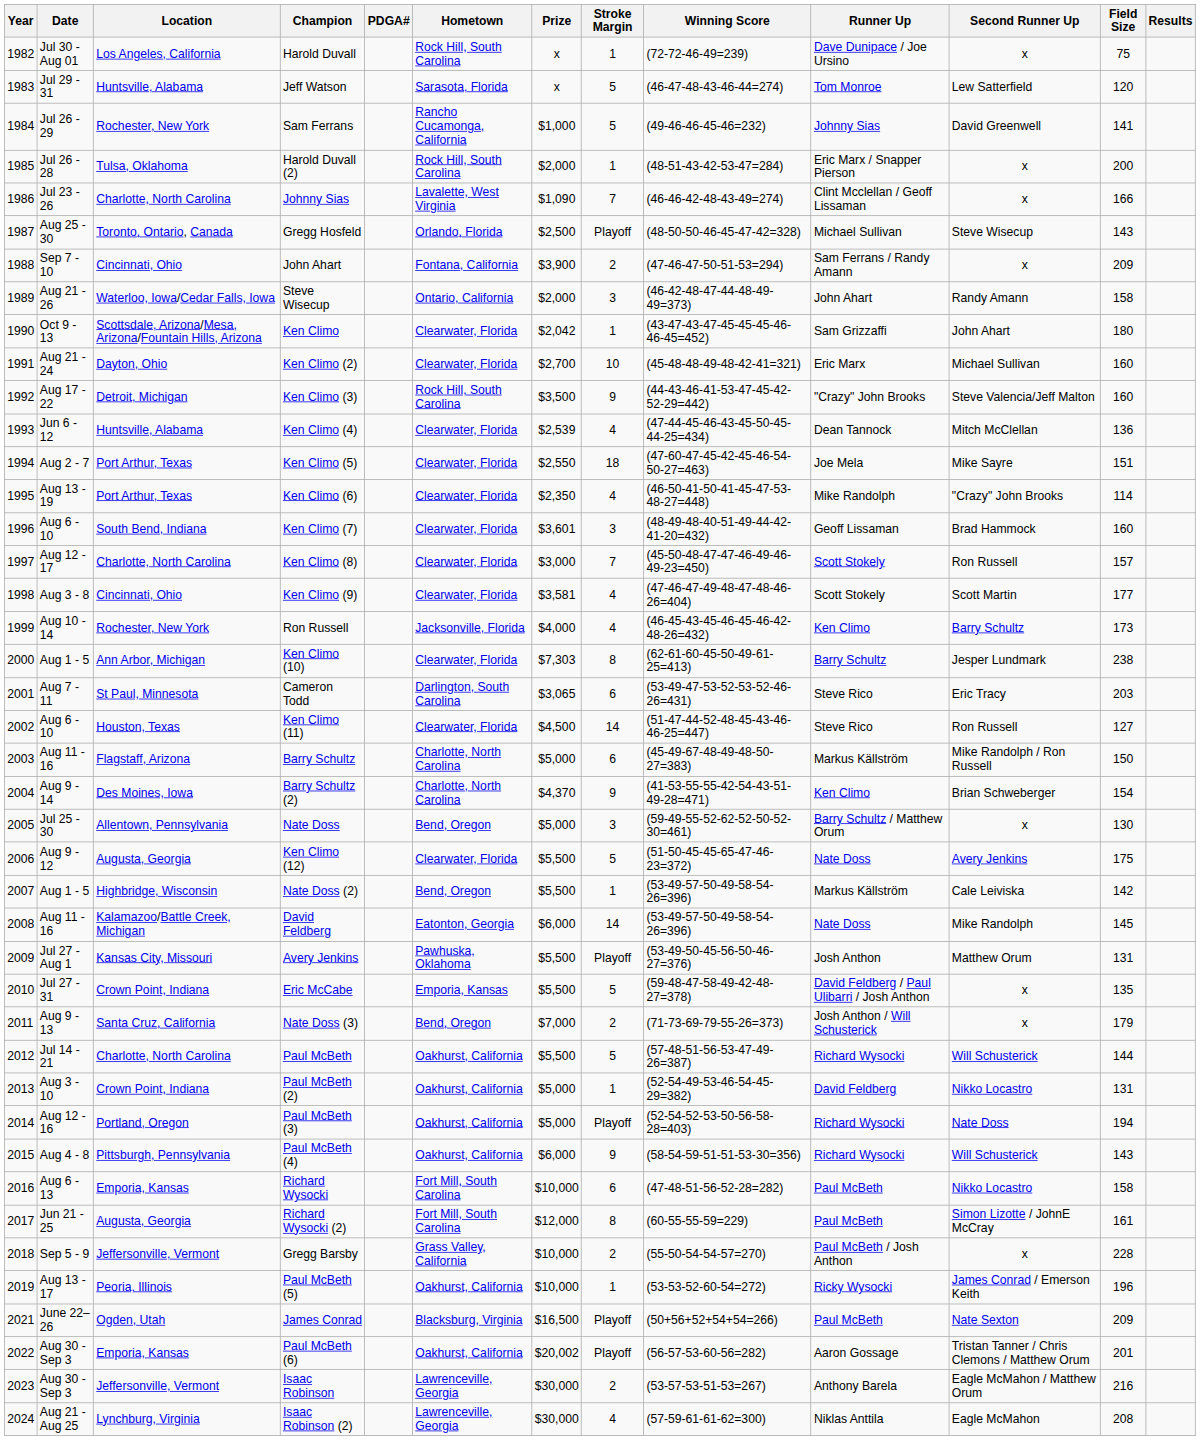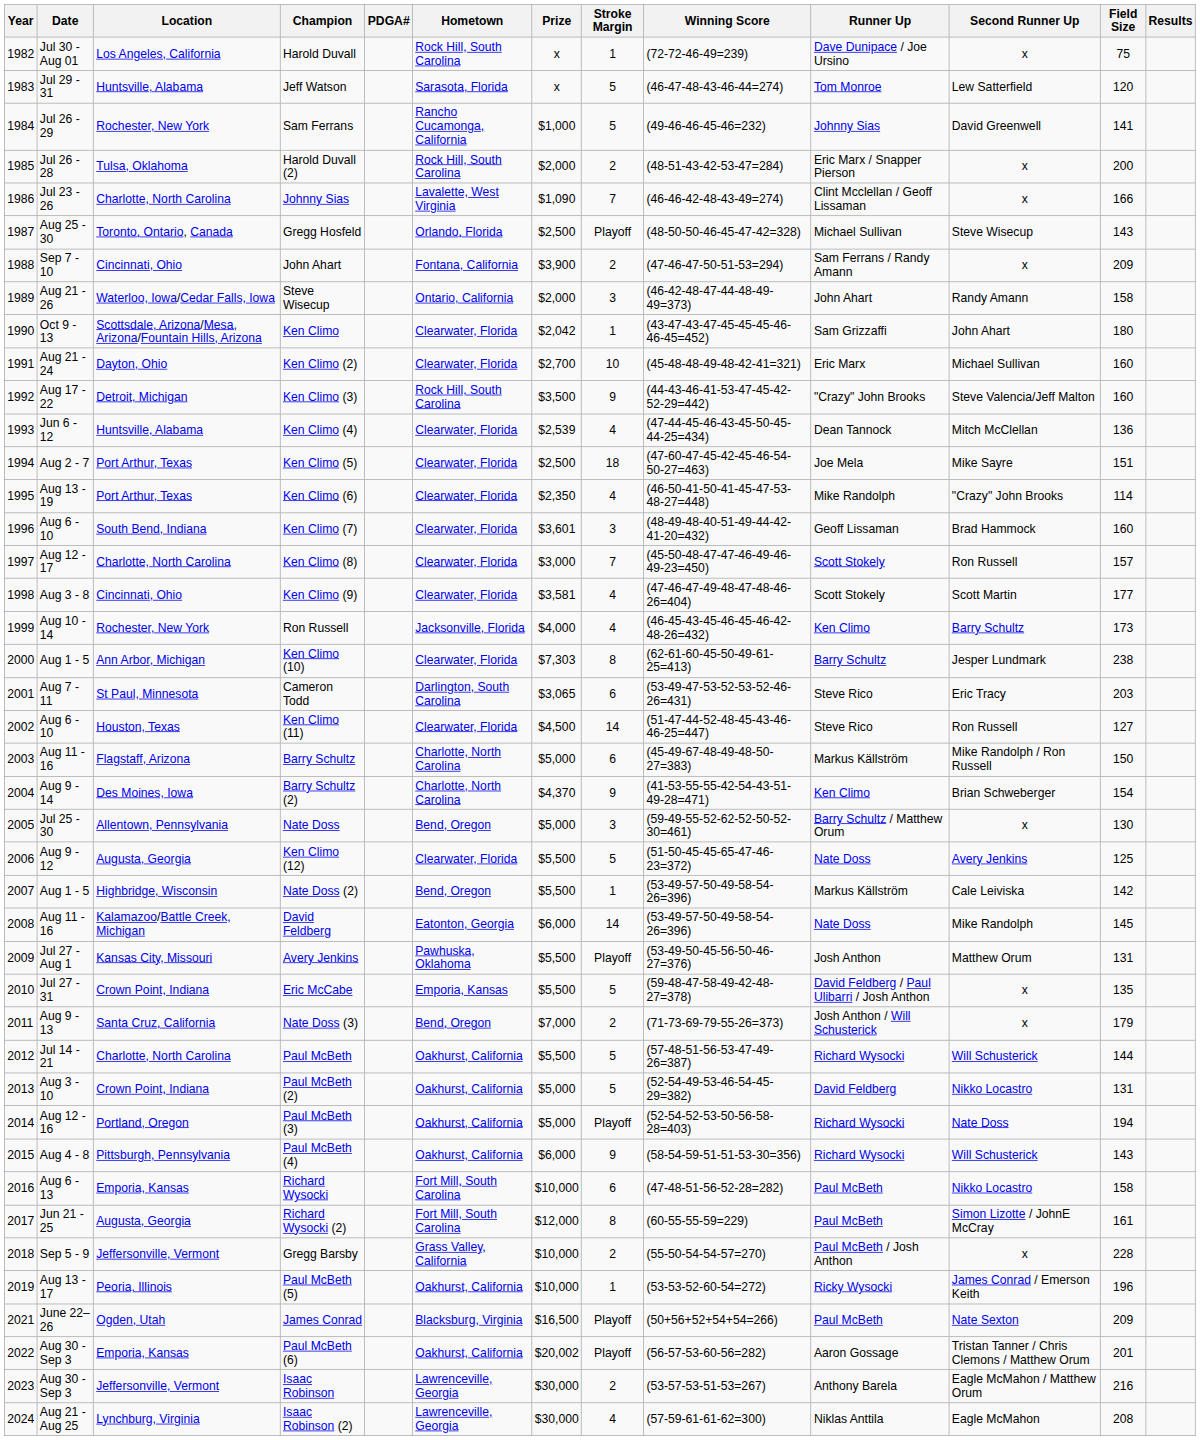(613, 166) 1 -> (613, 166) 2
(557, 463) $2,550 -> (557, 463) $2,500
(1123, 858) 175 -> (1123, 858) 125
(613, 1089) 1 -> (613, 1089) 5
